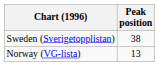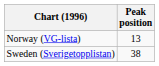rows swapped: (44, 54) <-> (61, 38)
